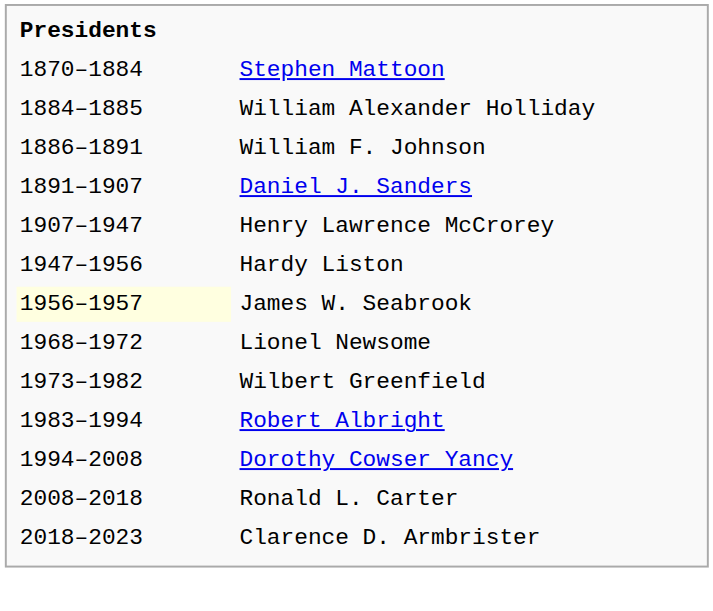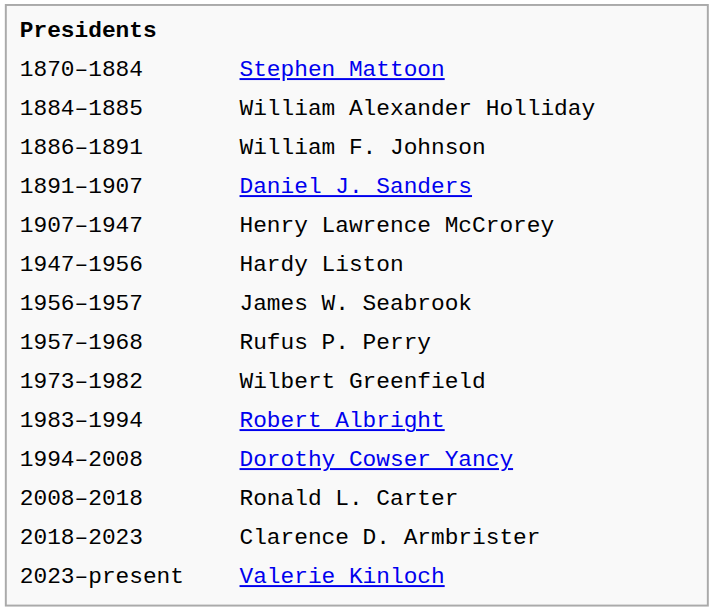(81, 305) lightyellow background -> (81, 305) no background
+ row: (335, 344)
- row: (335, 344)
+ row: (342, 578)
